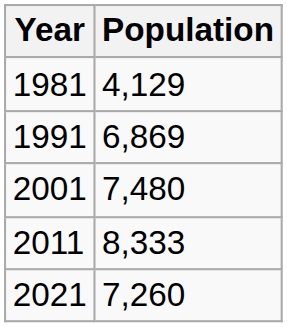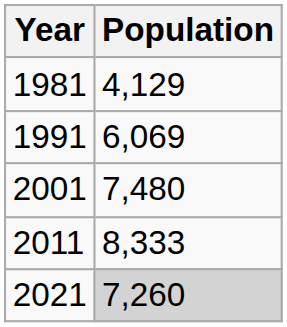(144, 136) 6,869 -> (144, 136) 6,069
(144, 294) no background -> (144, 294) lightgrey background
